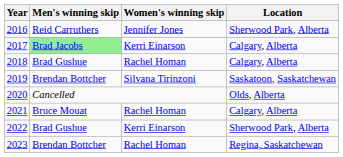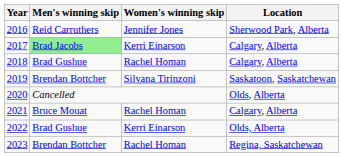(279, 128) Sherwood Park, Alberta -> (257, 128) Olds, Alberta
